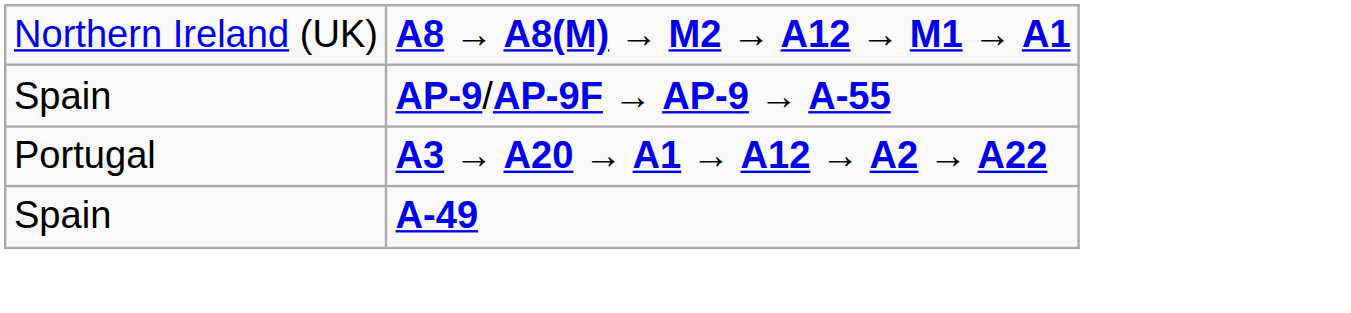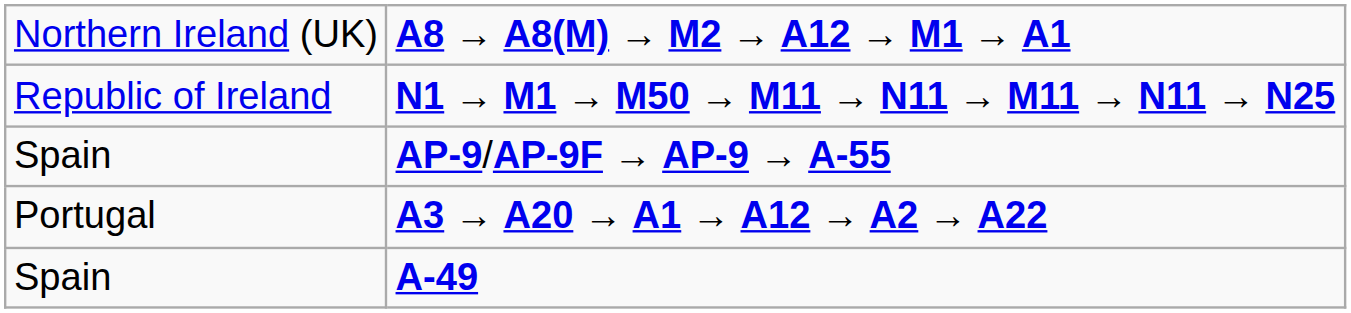+ row: (865, 95)
